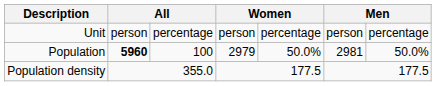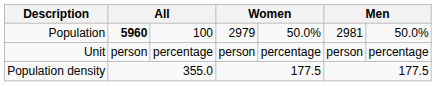rows swapped: (95, 33) <-> (77, 52)
